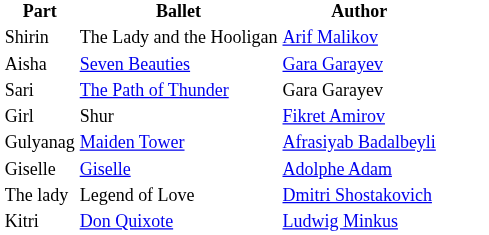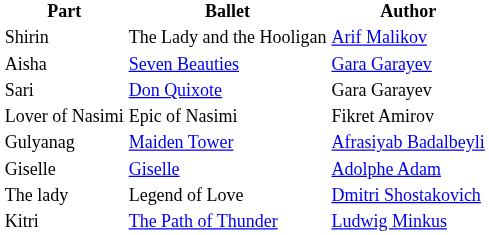(154, 90) The Path of Thunder -> (175, 90) Don Quixote
- row: (19, 116)
+ row: (64, 116)
(126, 221) Don Quixote -> (203, 221) The Path of Thunder
